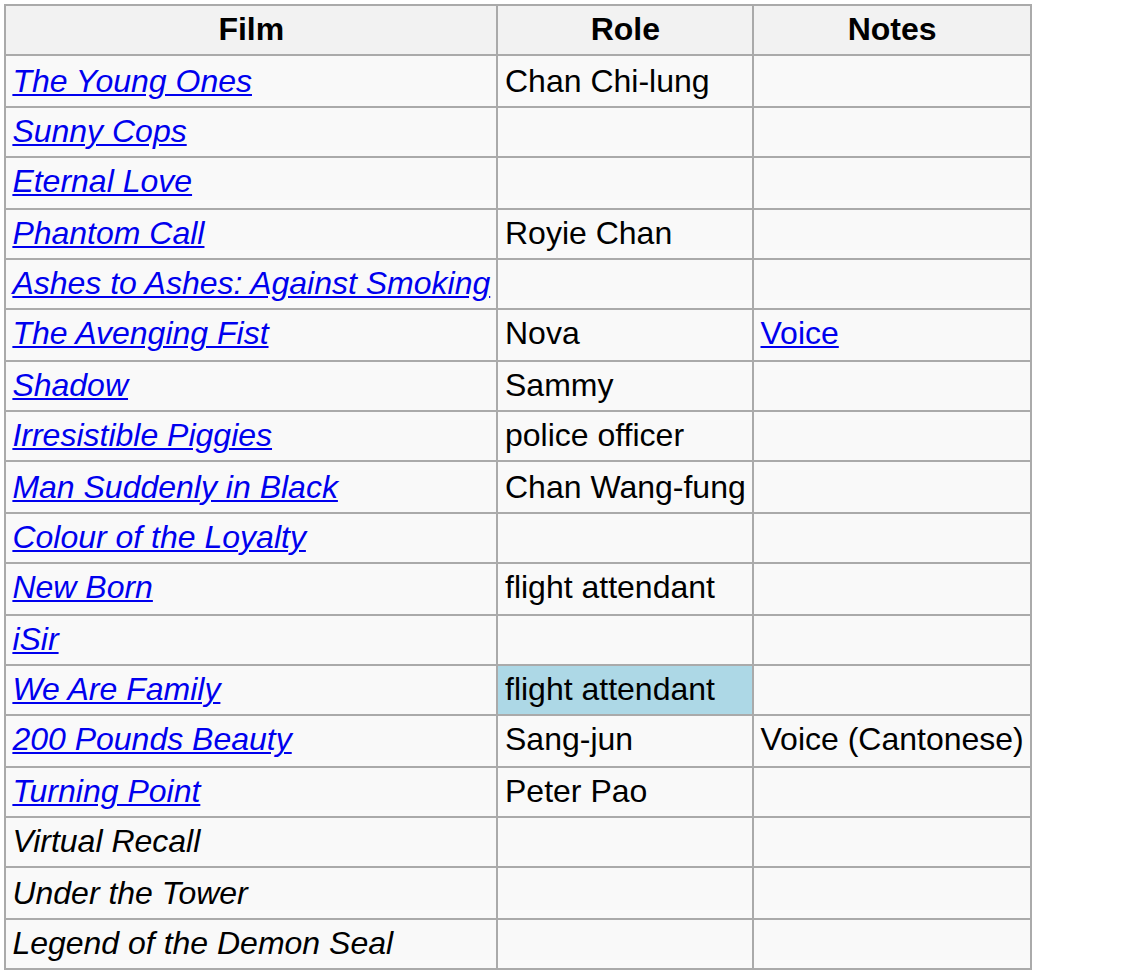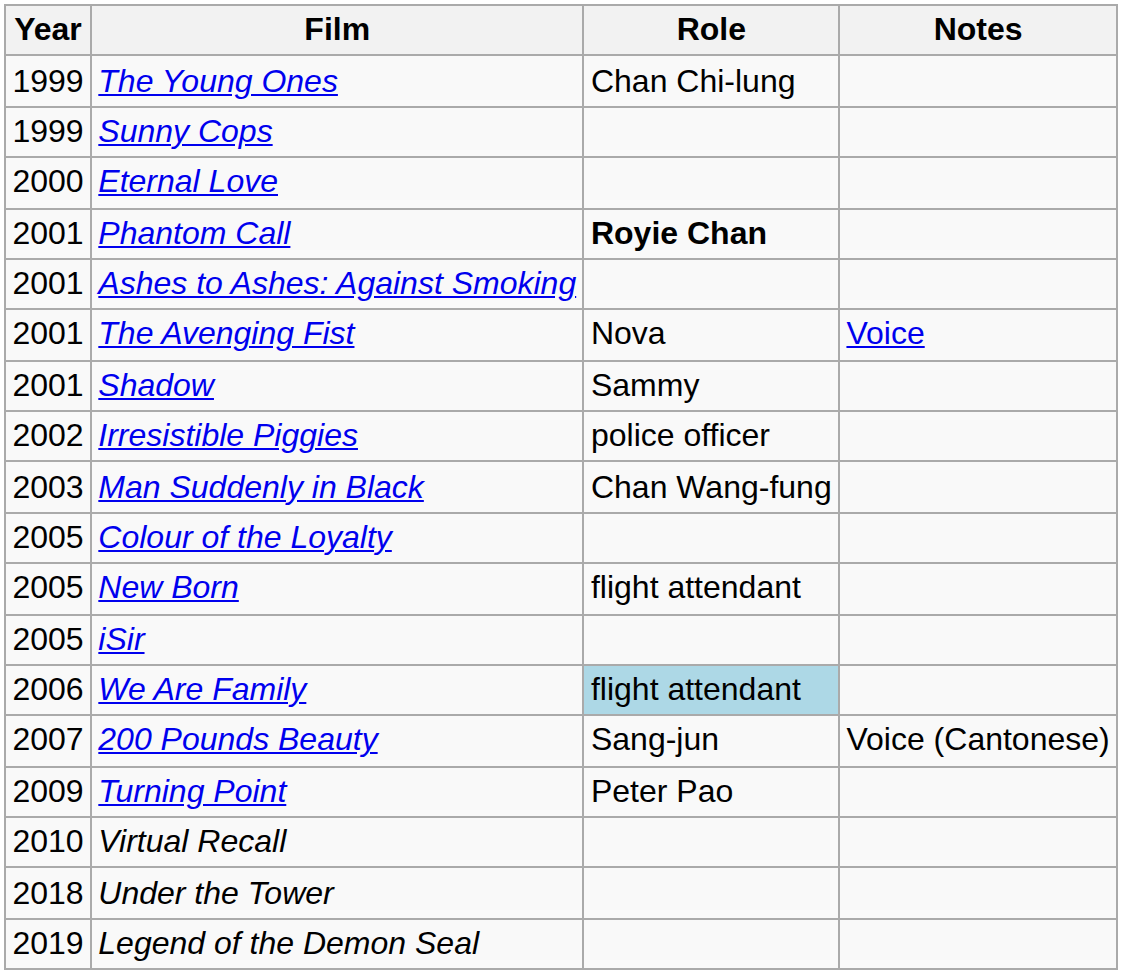+ column: (48, 29)
(589, 232) normal -> (679, 232) bold
